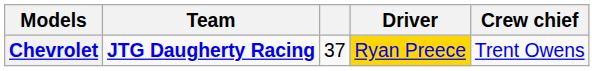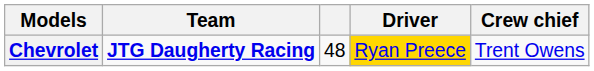(335, 51) 37 -> (335, 51) 48
